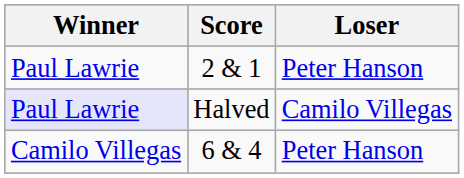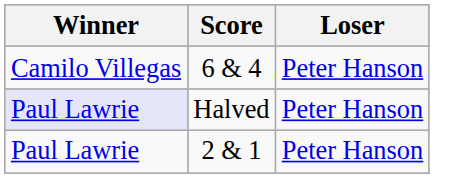rows swapped: (231, 67) <-> (231, 151)
(367, 109) Camilo Villegas -> (352, 109) Peter Hanson
